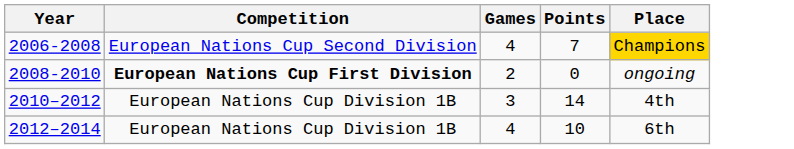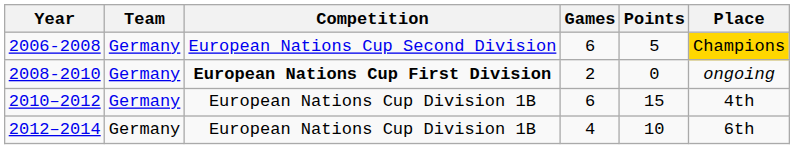+ column: (145, 19)
(510, 46) 4 -> (590, 46) 6
(575, 46) 7 -> (654, 46) 5
(510, 102) 3 -> (590, 102) 6
(575, 102) 14 -> (654, 102) 15
